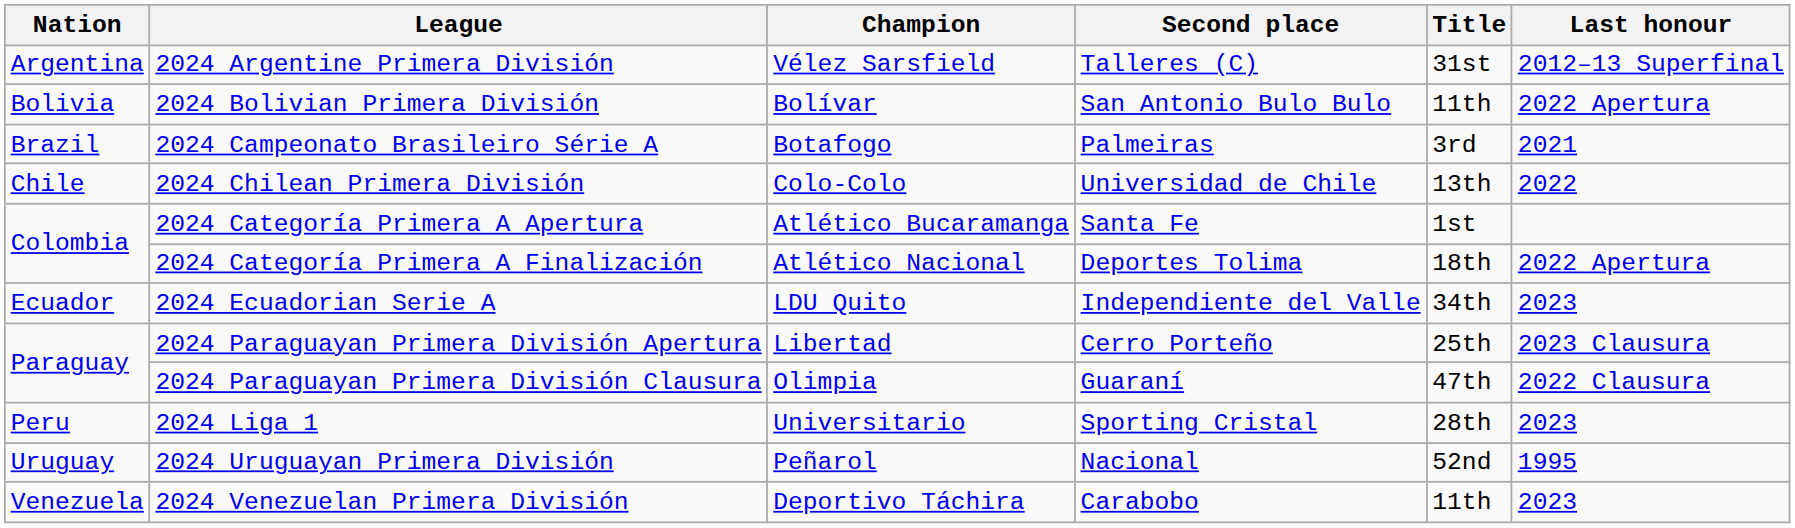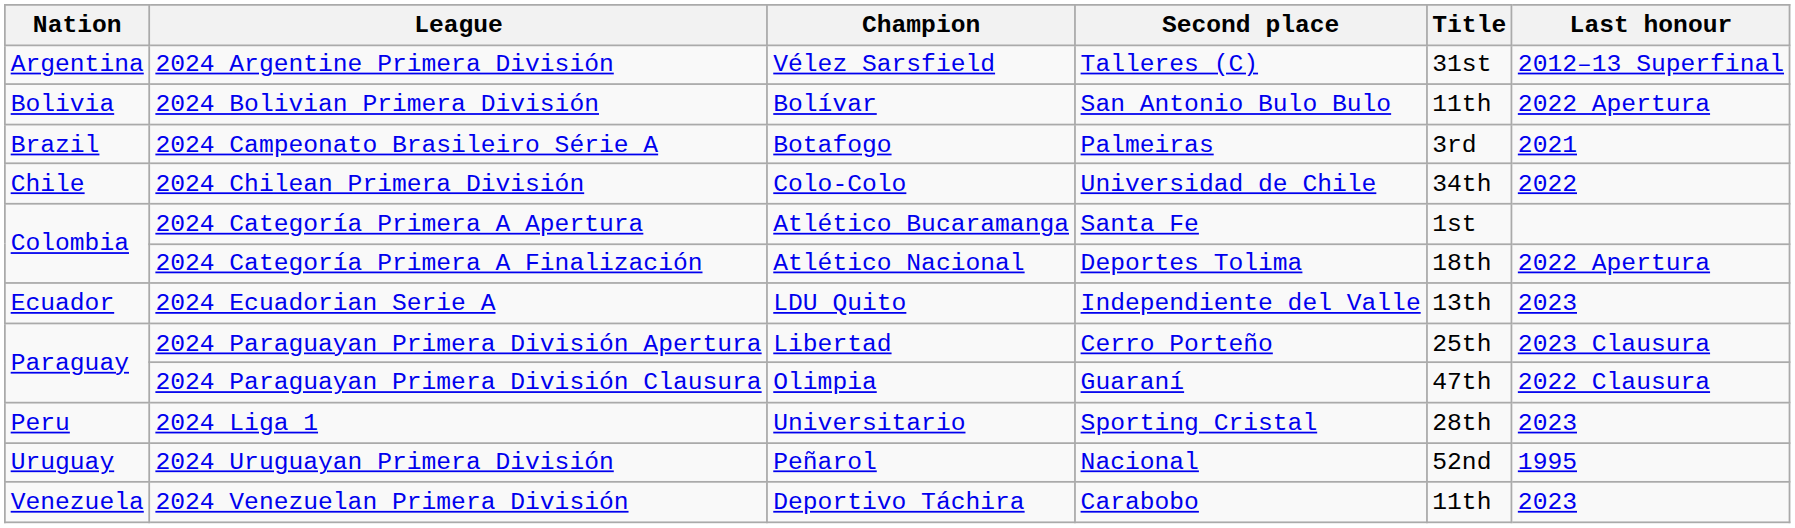(1462, 184) 13th -> (1462, 184) 34th
(1462, 303) 34th -> (1462, 303) 13th
